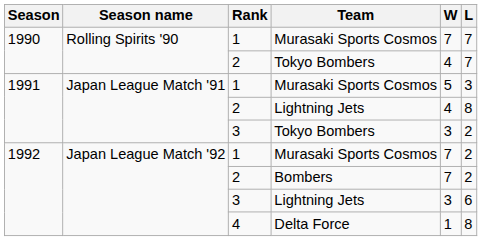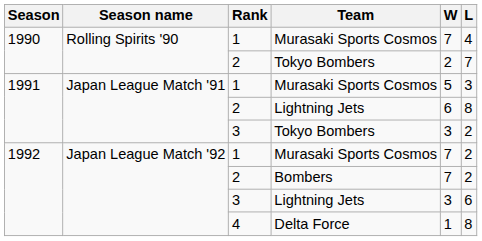(468, 39) 7 -> (468, 39) 4
(448, 62) 4 -> (448, 62) 2
(448, 108) 4 -> (448, 108) 6
